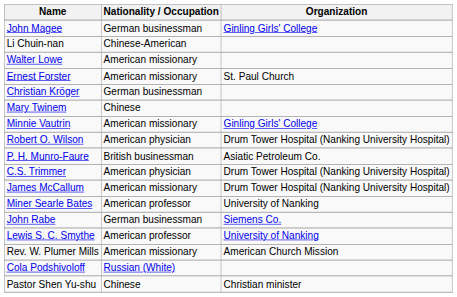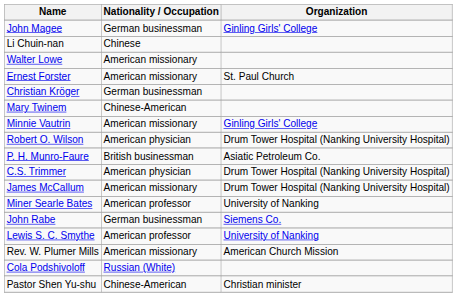(145, 44) Chinese-American -> (122, 44) Chinese
(122, 108) Chinese -> (145, 108) Chinese-American
(122, 284) Chinese -> (145, 284) Chinese-American
